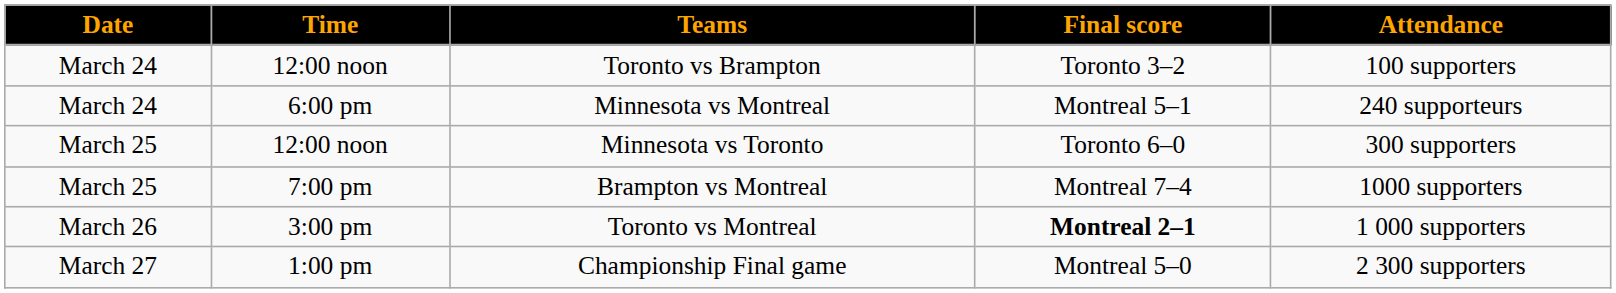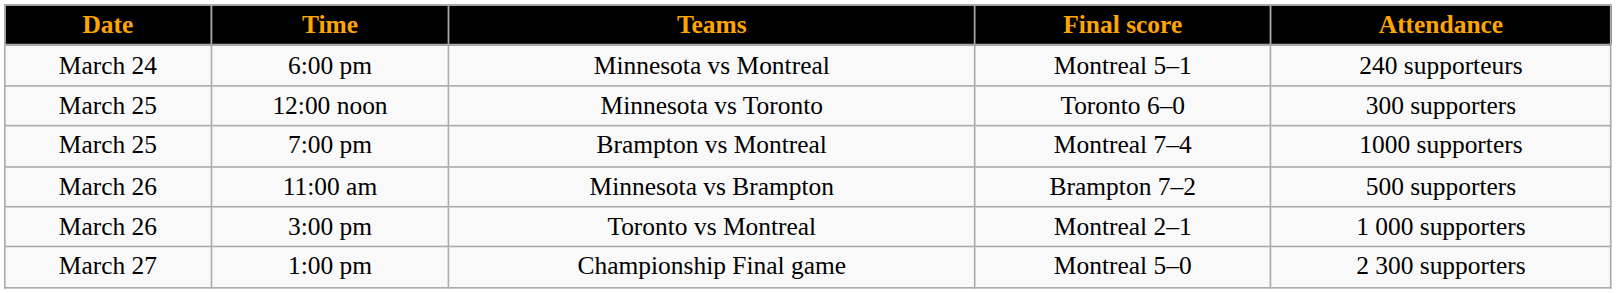- row: (712, 65)
+ row: (712, 186)
(1123, 226) bold -> (1123, 226) normal
